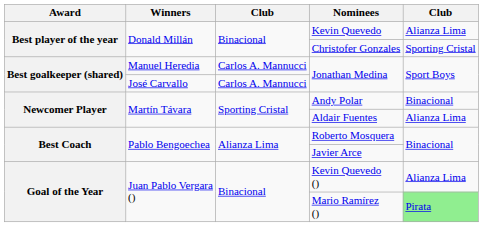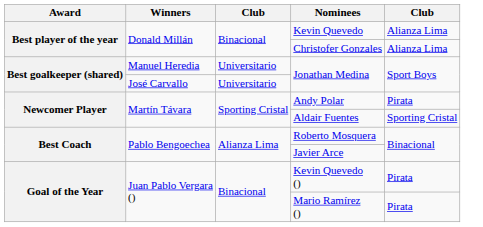(441, 48) Sporting Cristal -> (417, 48) Alianza Lima
(262, 65) Carlos A. Mannucci -> (247, 65) Universitario
(262, 83) Carlos A. Mannucci -> (247, 83) Universitario
(429, 100) Binacional -> (400, 100) Pirata
(436, 118) Alianza Lima -> (422, 118) Sporting Cristal
(436, 177) Alianza Lima -> (400, 177) Pirata
(418, 206) lightgreen background -> (400, 206) no background
